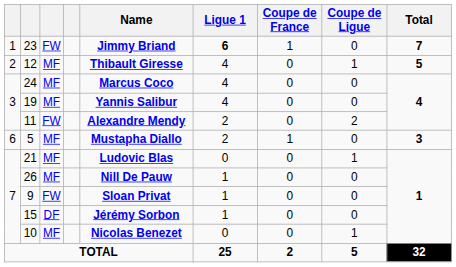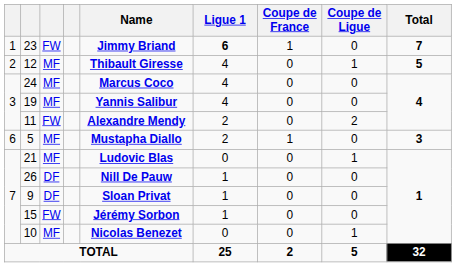(51, 177) MF -> (51, 177) DF
(51, 196) FW -> (51, 196) DF
(51, 214) DF -> (51, 214) FW
